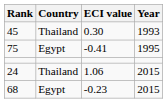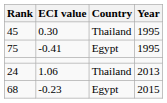columns swapped: (58, 13) <-> (108, 13)
(148, 31) 1993 -> (148, 31) 1995
(148, 71) 2015 -> (148, 71) 2013
